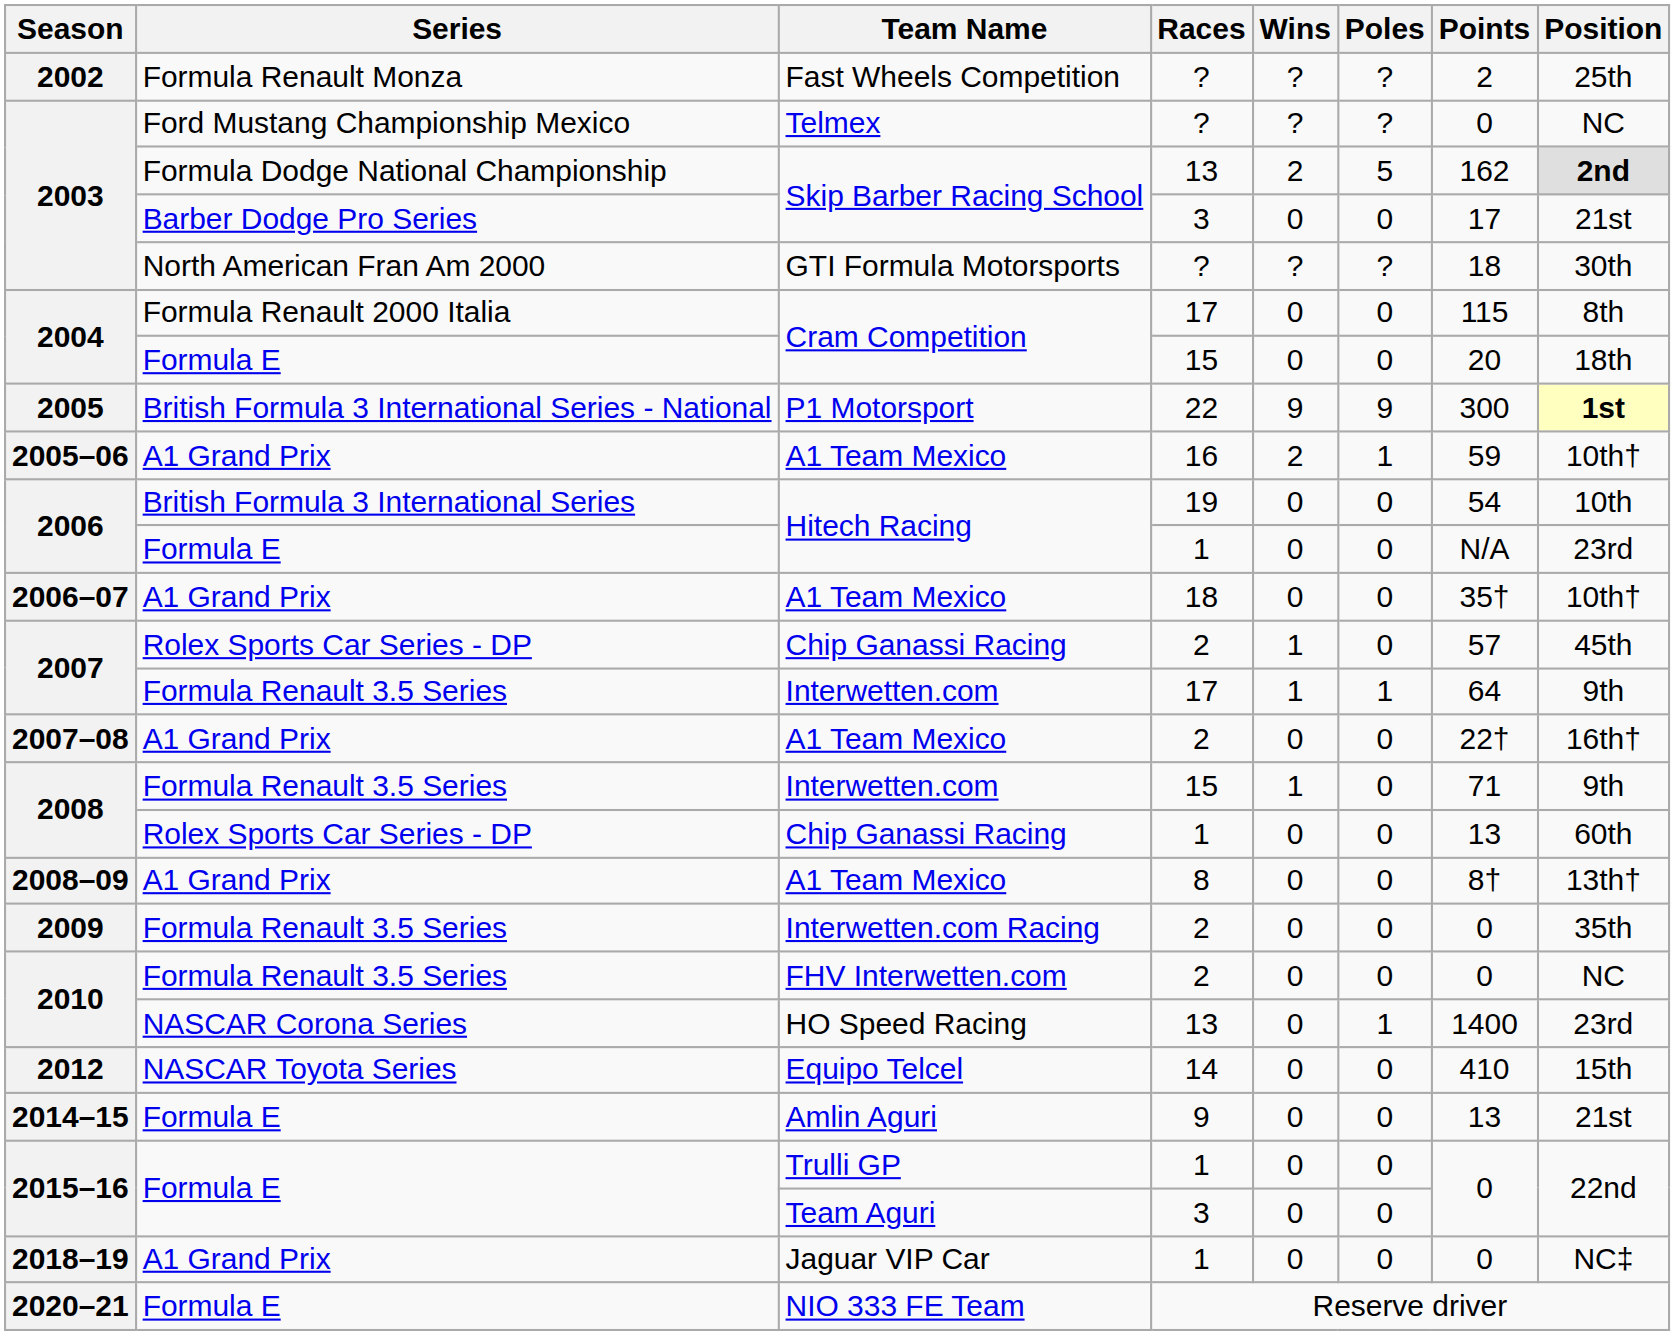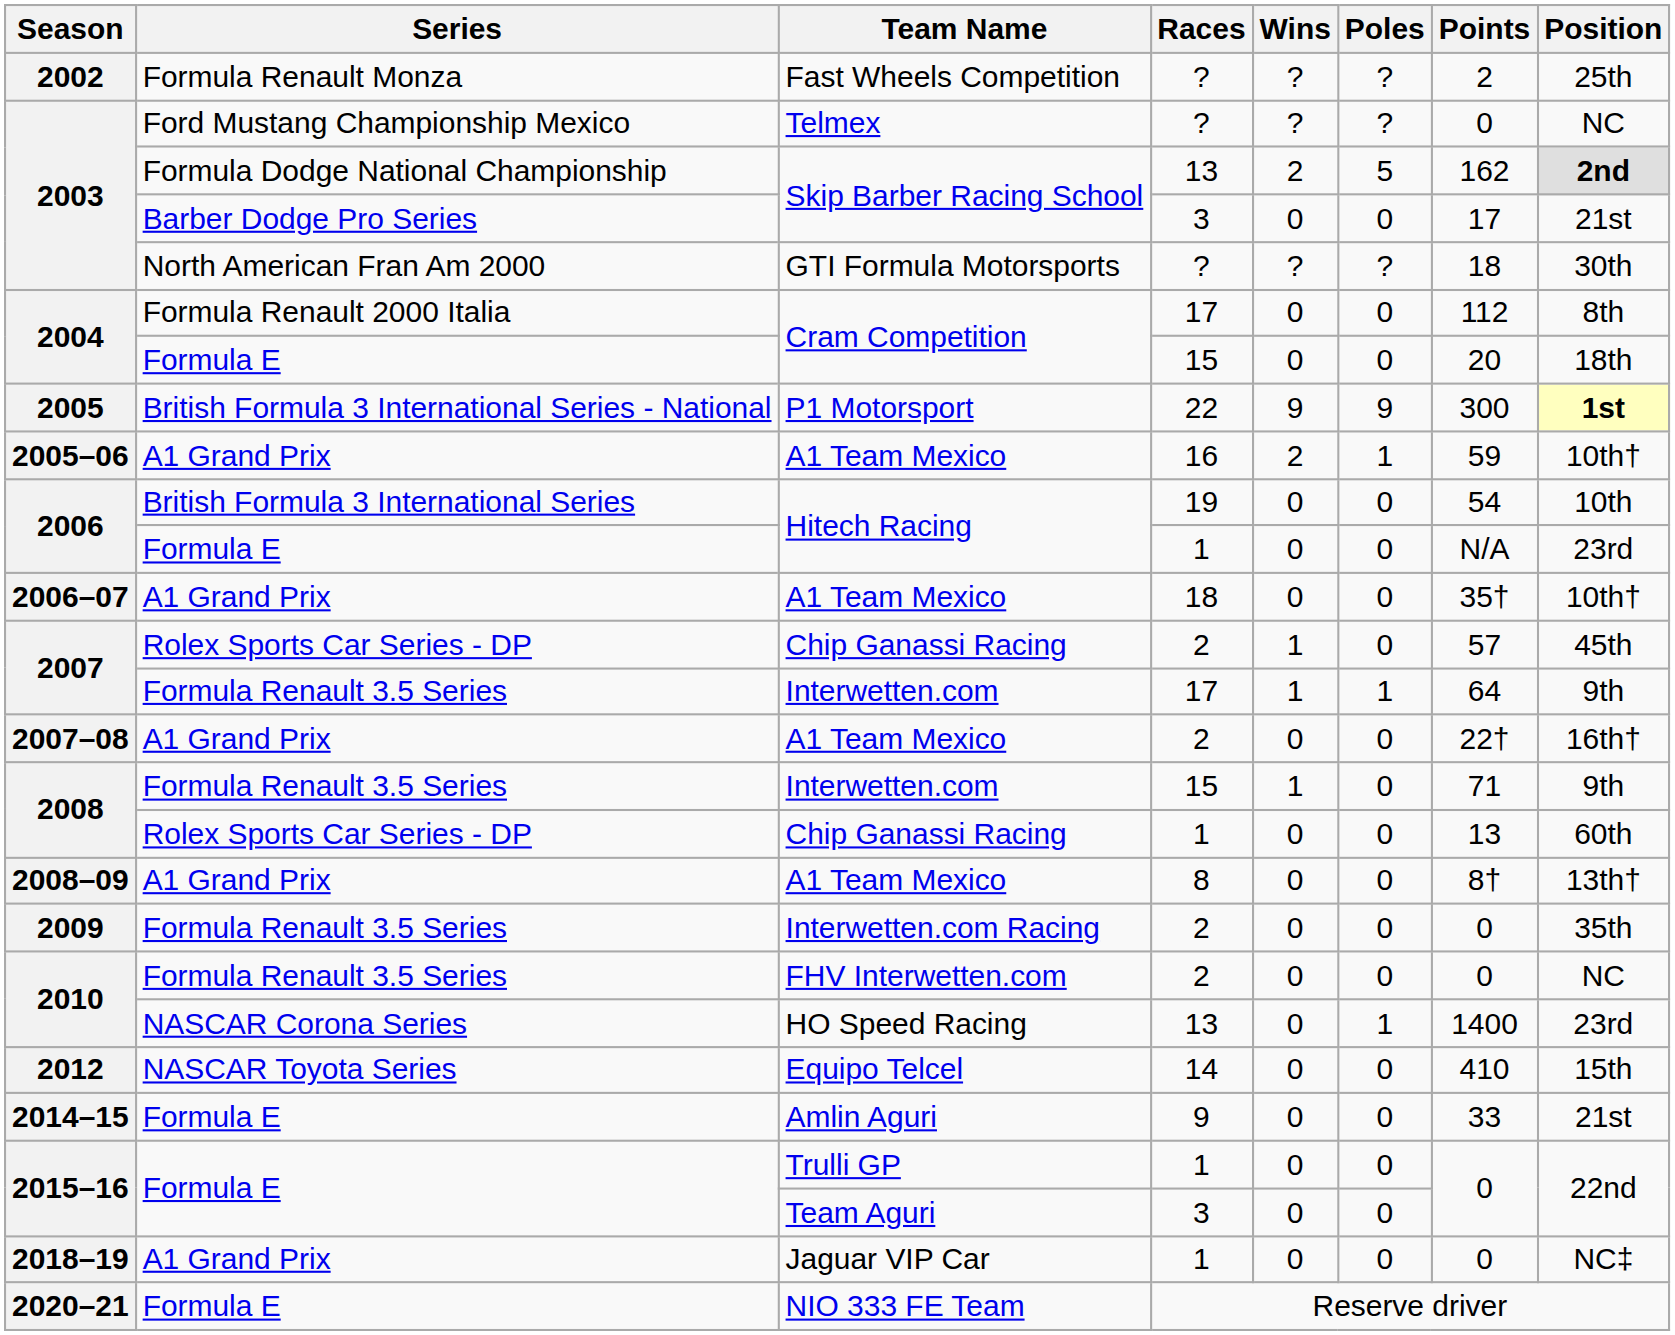(1485, 313) 115 -> (1485, 313) 112
(1485, 1117) 13 -> (1485, 1117) 33
